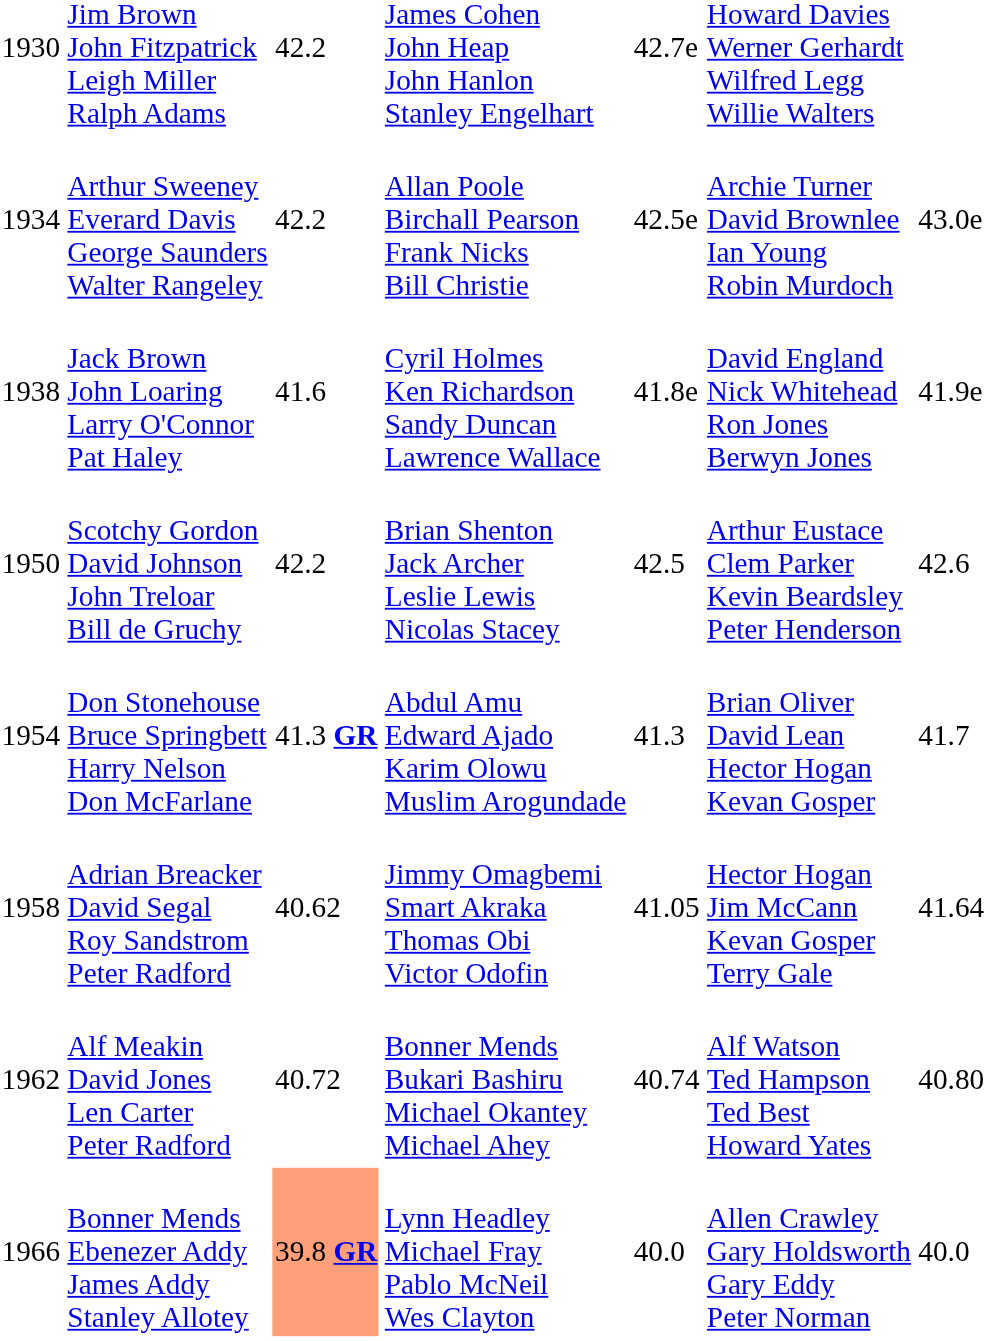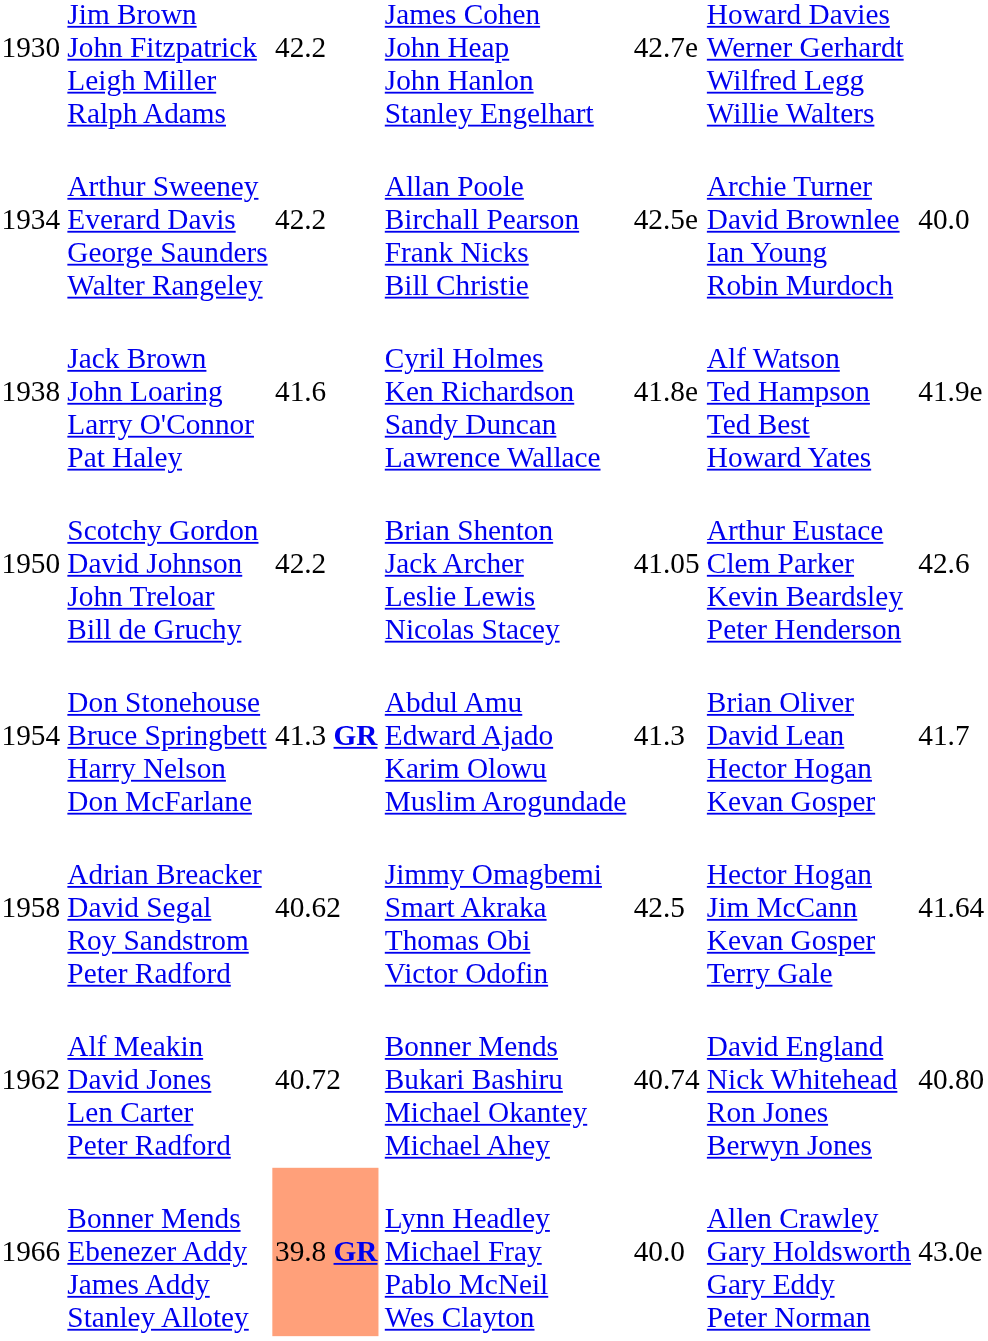(950, 219) 43.0e -> (944, 219) 40.0
(802, 407) David England Nick Whitehead Ron Jones Berwyn Jones -> (789, 407) Alf Watson Ted Hampson Ted Best Howard Yates
(659, 563) 42.5 -> (667, 563) 41.05
(667, 907) 41.05 -> (659, 907) 42.5
(789, 1096) Alf Watson Ted Hampson Ted Best Howard Yates -> (802, 1096) David England Nick Whitehead Ron Jones Berwyn Jones
(944, 1251) 40.0 -> (950, 1251) 43.0e
